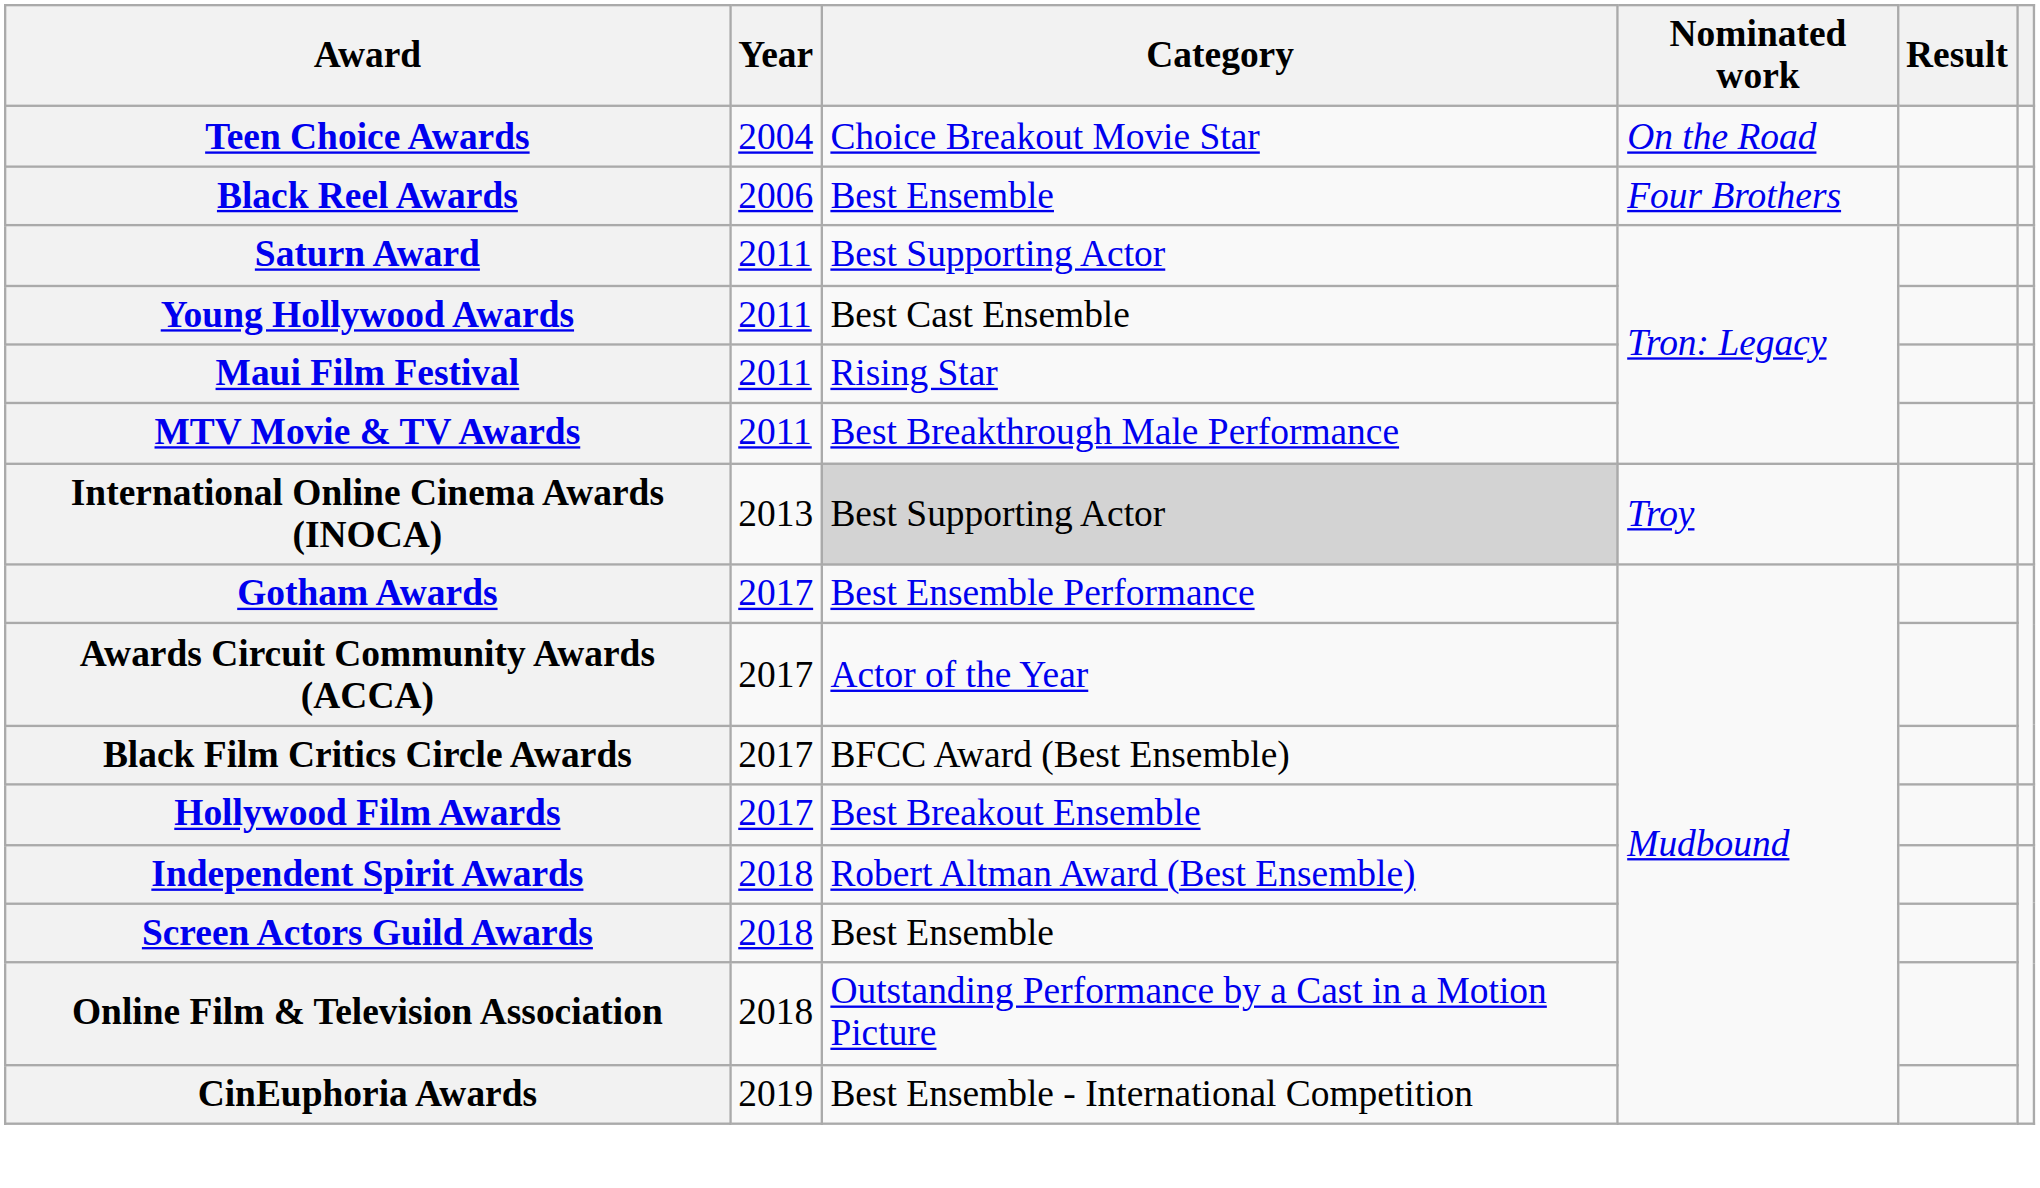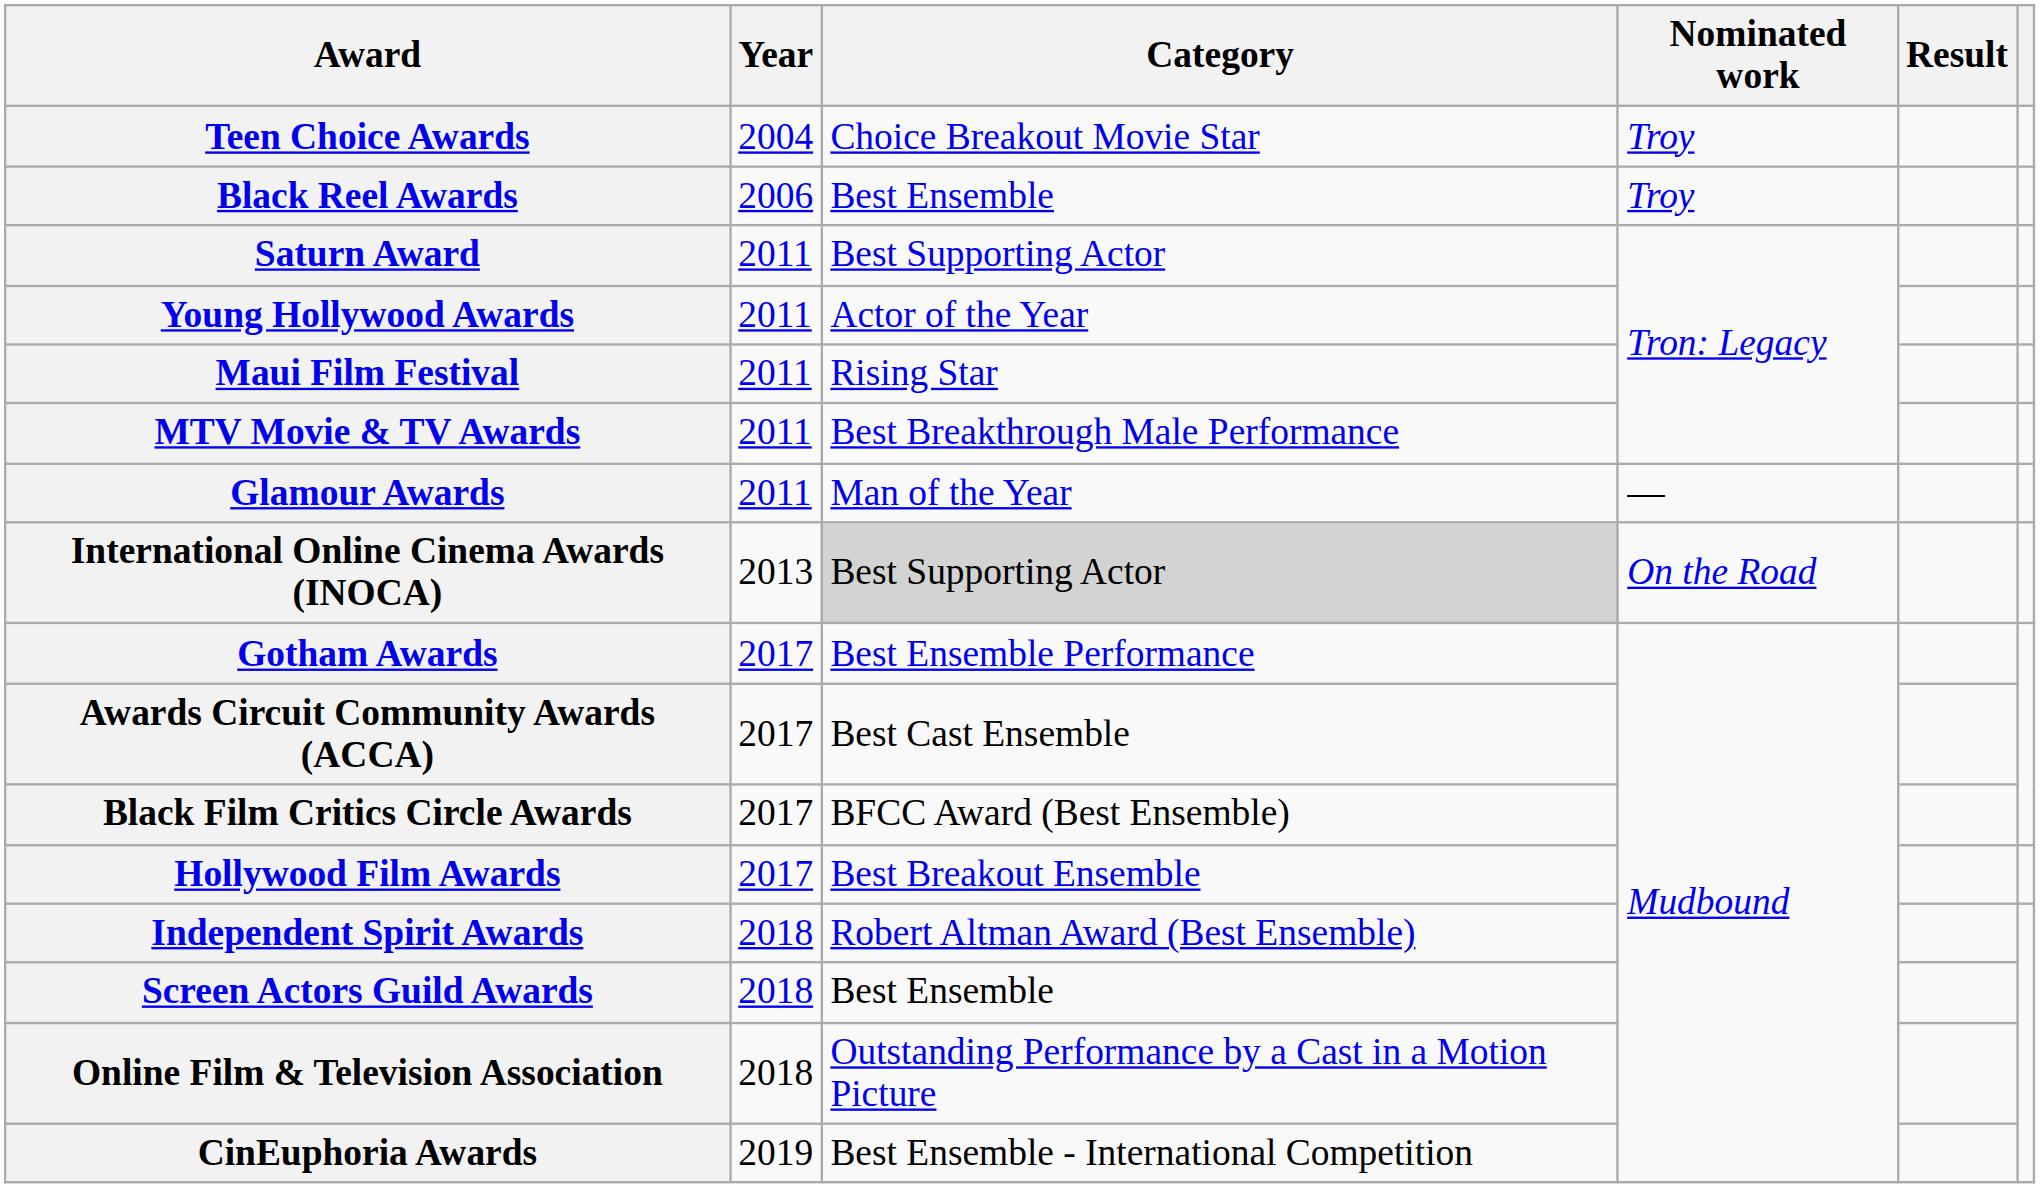(1722, 135) On the Road -> (1661, 135) Troy
(1734, 195) Four Brothers -> (1661, 195) Troy
(980, 313) Best Cast Ensemble -> (959, 313) Actor of the Year
+ row: (367, 491)
(1661, 513) Troy -> (1722, 572) On the Road
(959, 673) Actor of the Year -> (980, 733) Best Cast Ensemble
